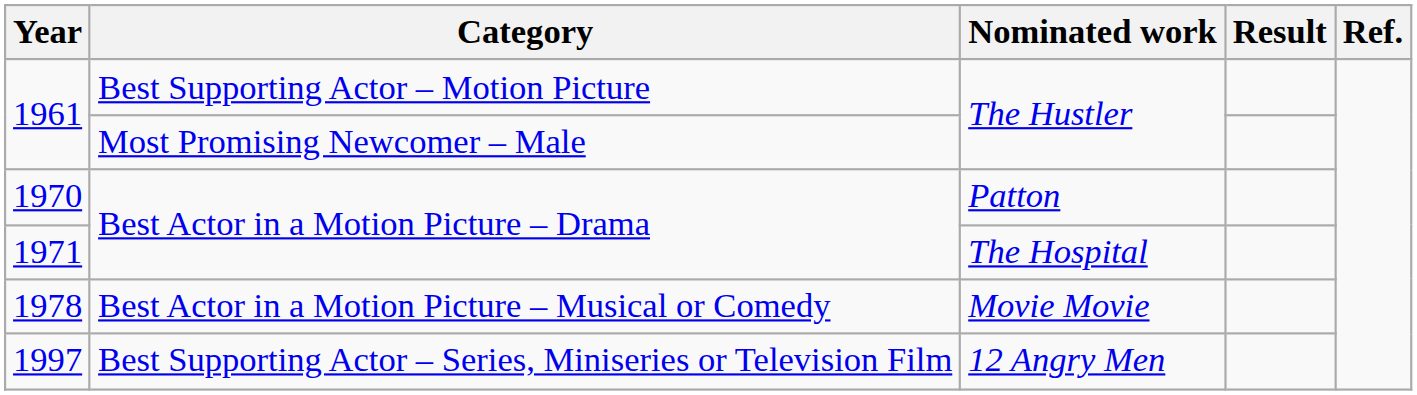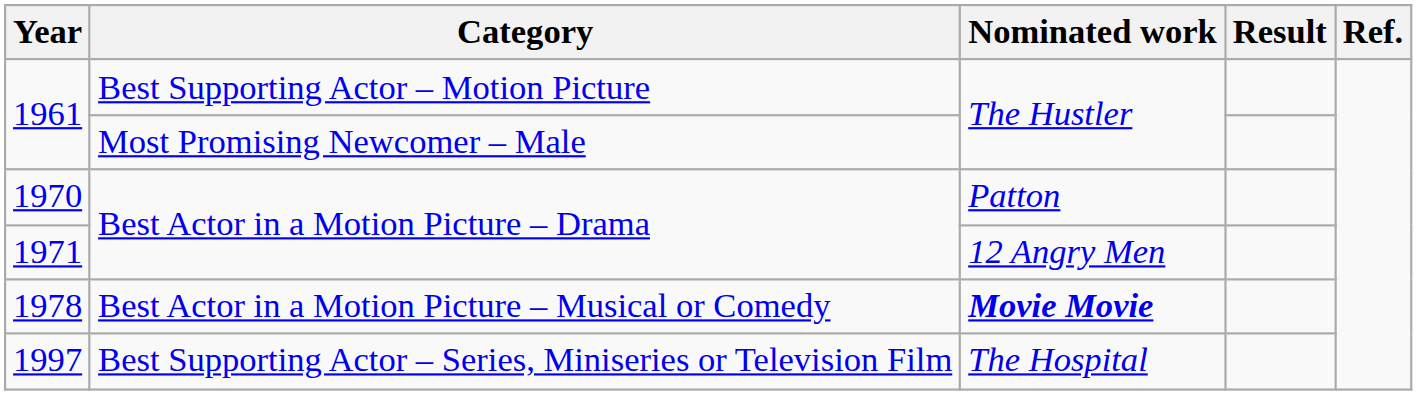(1058, 251) The Hospital -> (1067, 251) 12 Angry Men
(1059, 305) normal -> (1061, 305) bold
(1067, 360) 12 Angry Men -> (1058, 360) The Hospital
